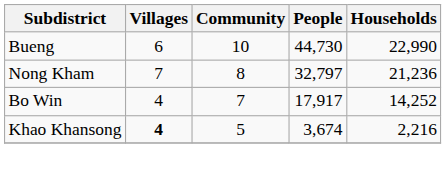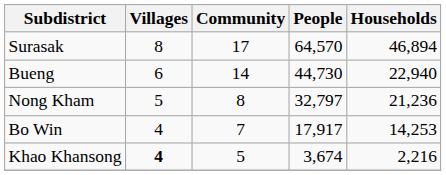+ row: (36, 45)
(241, 45) 10 -> (241, 73) 14
(413, 45) 22,990 -> (413, 73) 22,940
(159, 73) 7 -> (159, 101) 5
(413, 101) 14,252 -> (413, 128) 14,253
